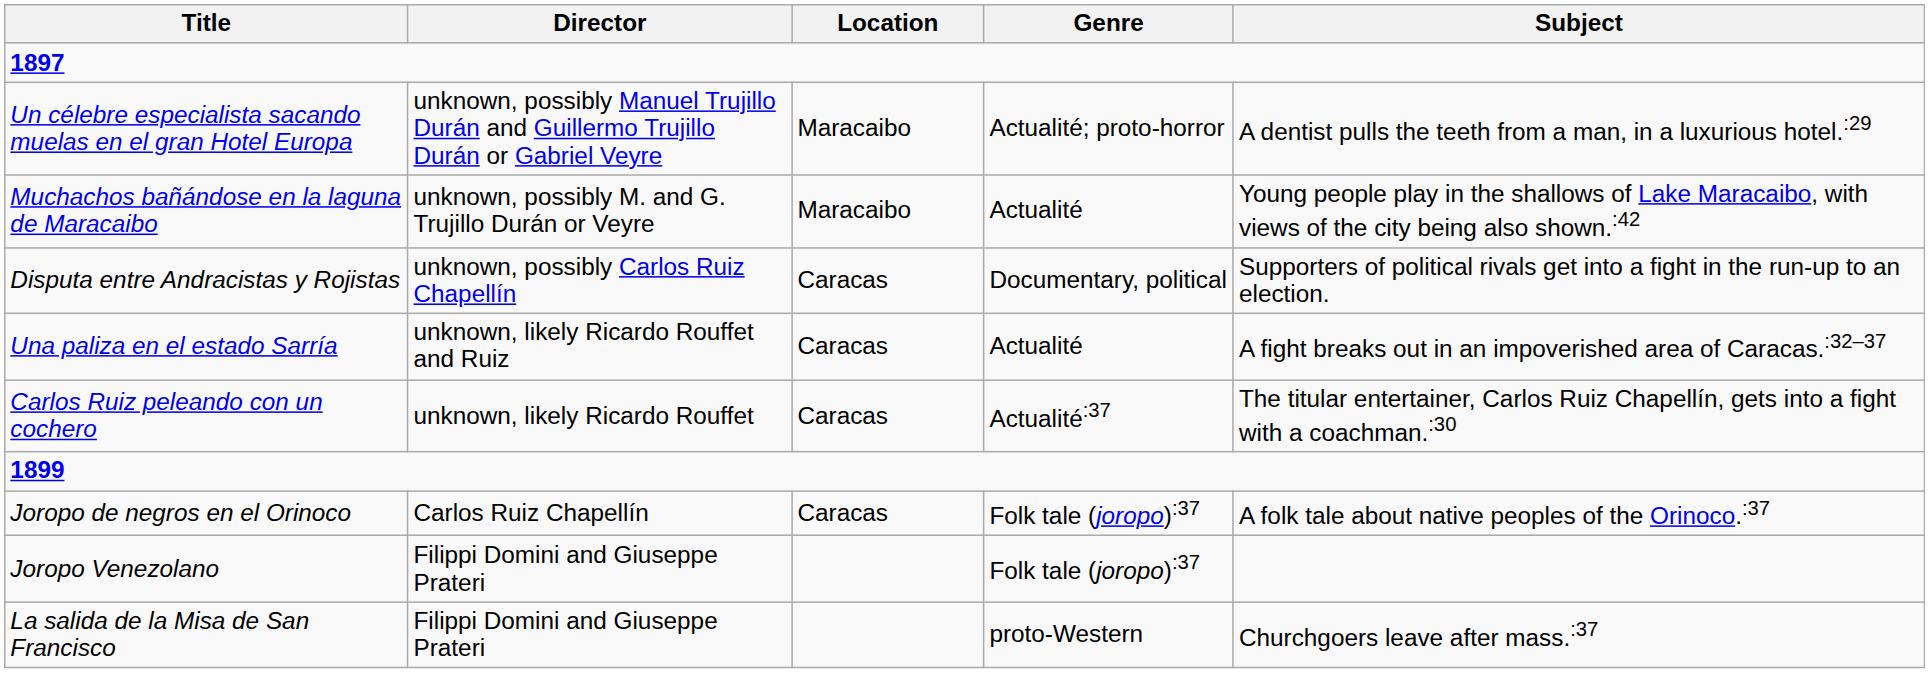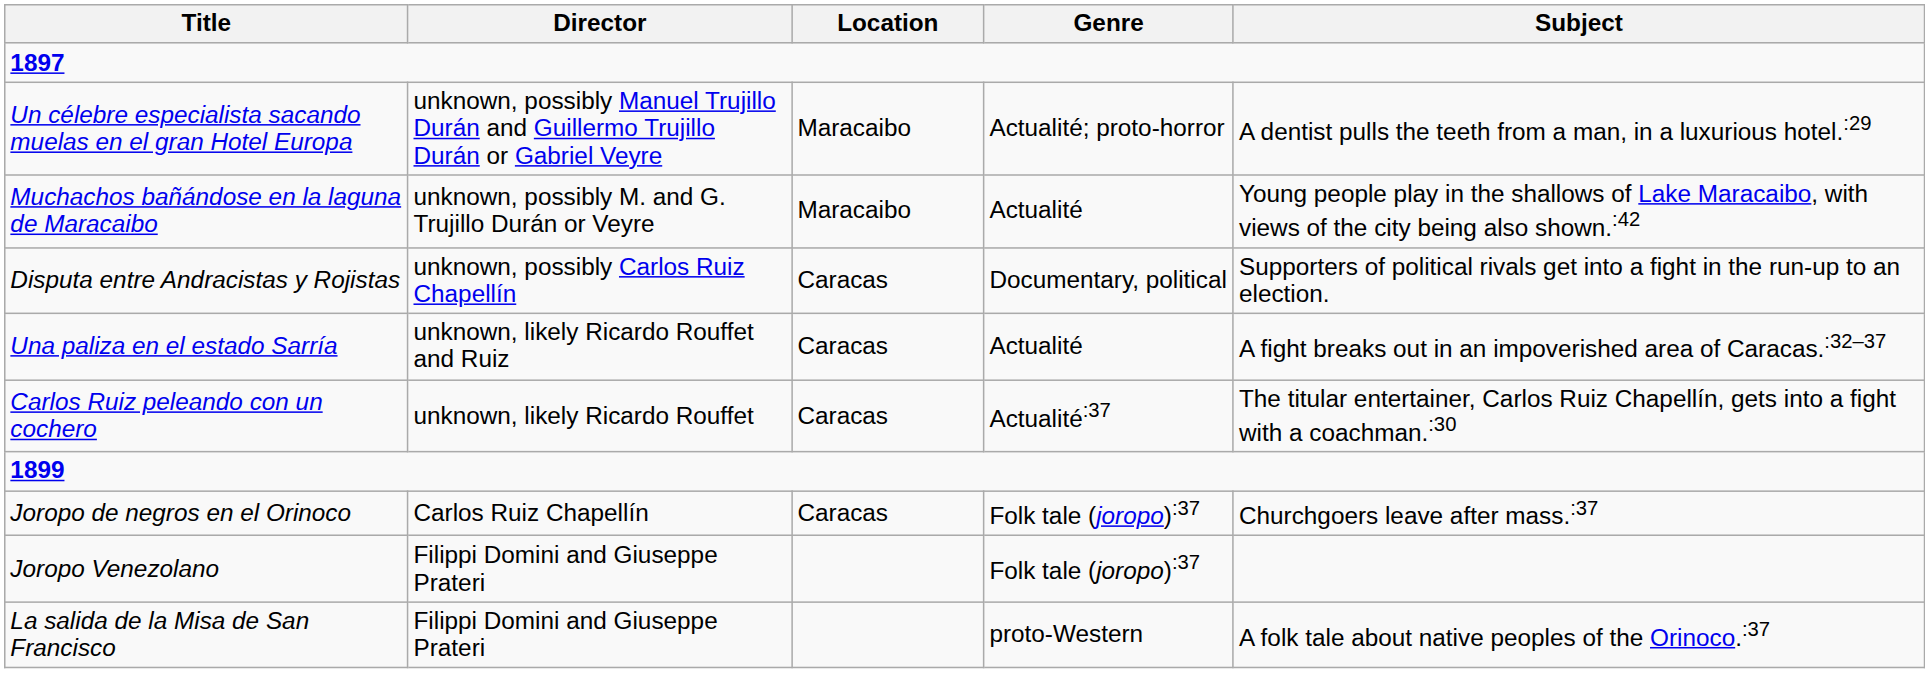(1505, 512) A folk tale about native peoples of the Orinoco.:37 -> (1419, 512) Churchgoers leave after mass.:37
(1419, 634) Churchgoers leave after mass.:37 -> (1505, 634) A folk tale about native peoples of the Orinoco.:37
